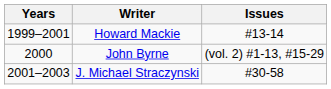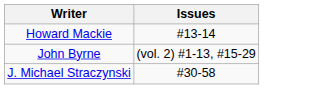- column: (39, 14)
